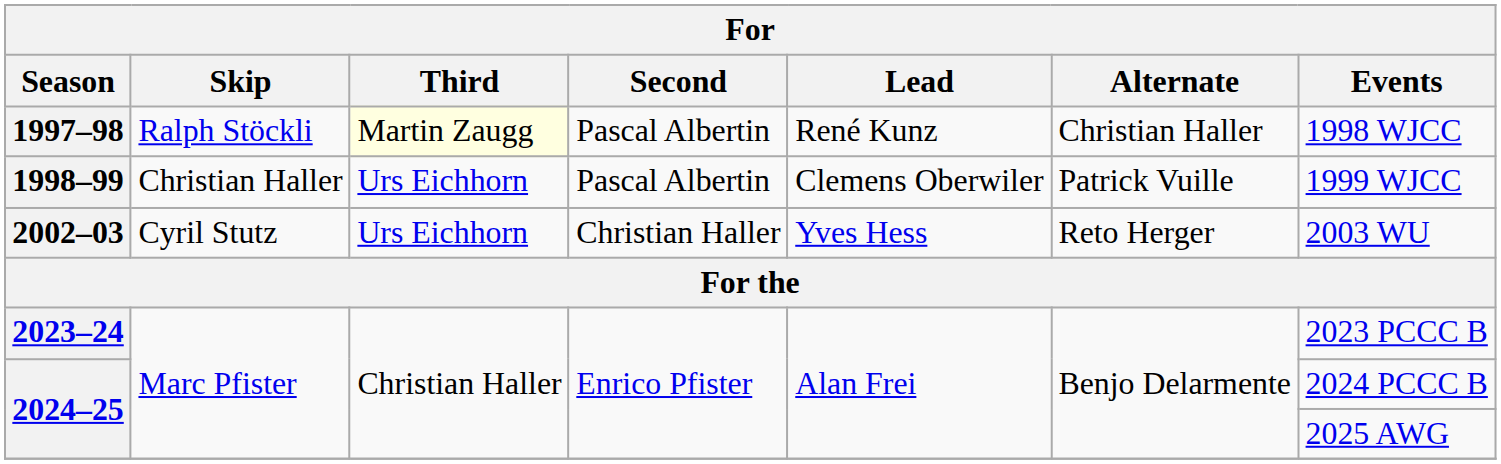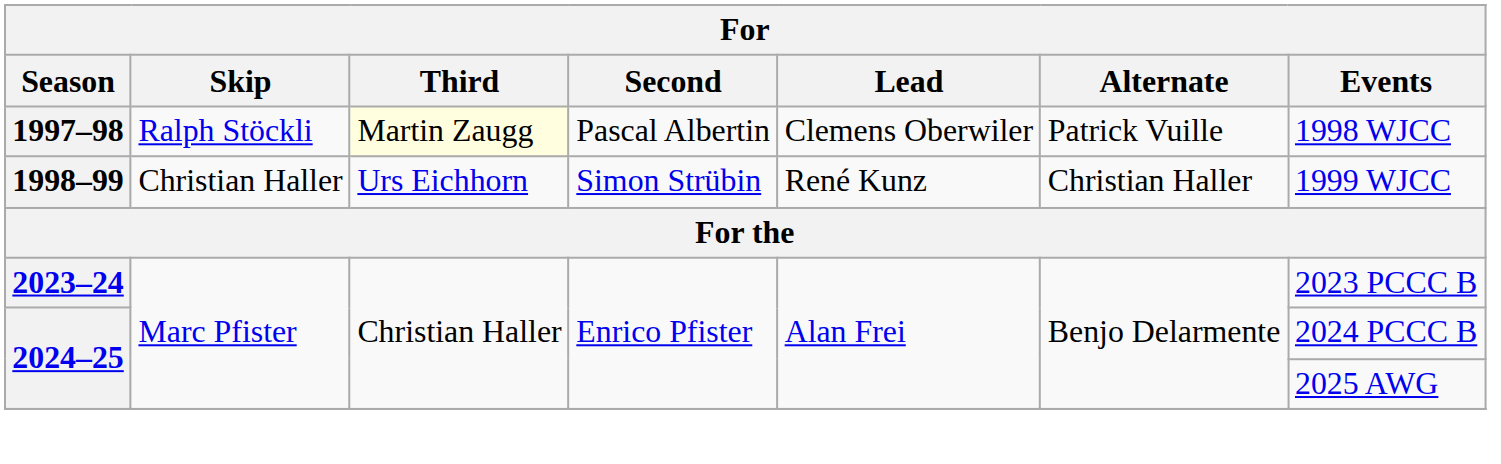(866, 130) René Kunz -> (909, 130) Clemens Oberwiler
(1161, 130) Christian Haller -> (1135, 130) Patrick Vuille
(673, 181) Pascal Albertin -> (669, 181) Simon Strübin
(919, 181) Clemens Oberwiler -> (856, 181) René Kunz
(1146, 181) Patrick Vuille -> (1150, 181) Christian Haller
- row: (68, 231)
